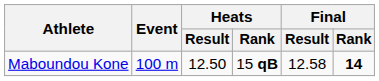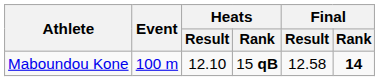(207, 64) 12.50 -> (207, 64) 12.10
